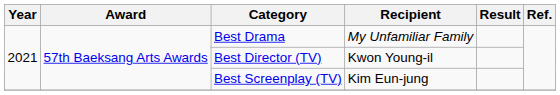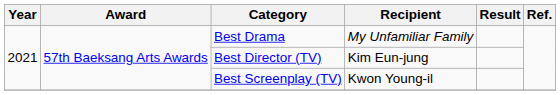(390, 57) Kwon Young-il -> (388, 57) Kim Eun-jung
(388, 79) Kim Eun-jung -> (390, 79) Kwon Young-il
